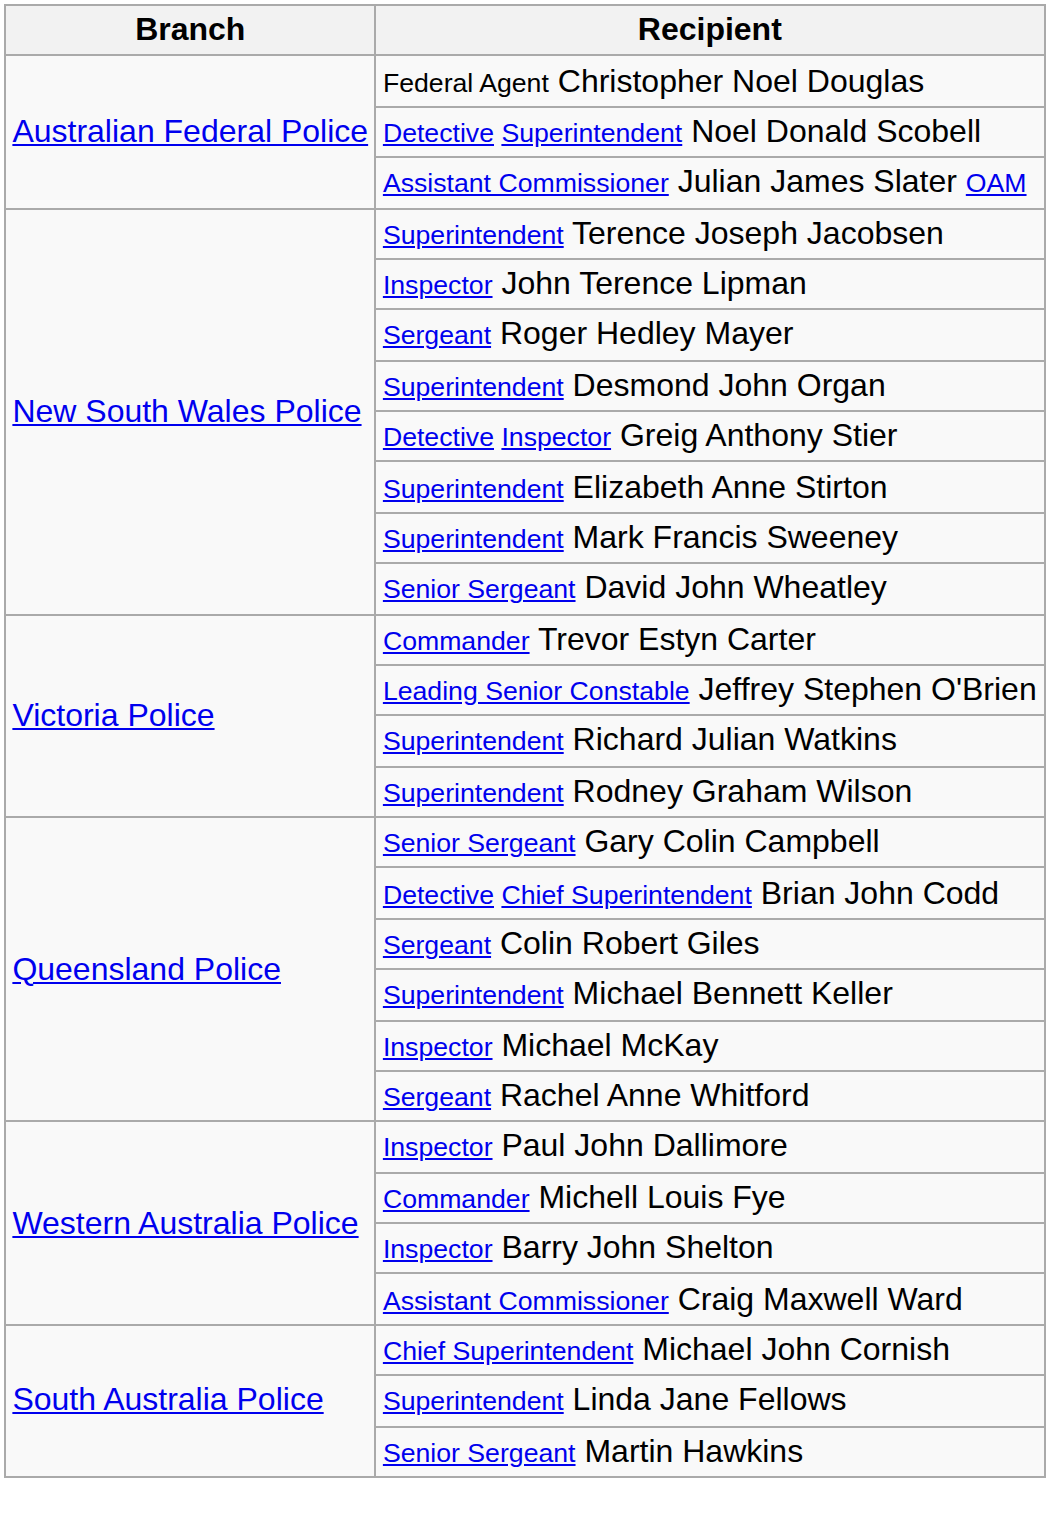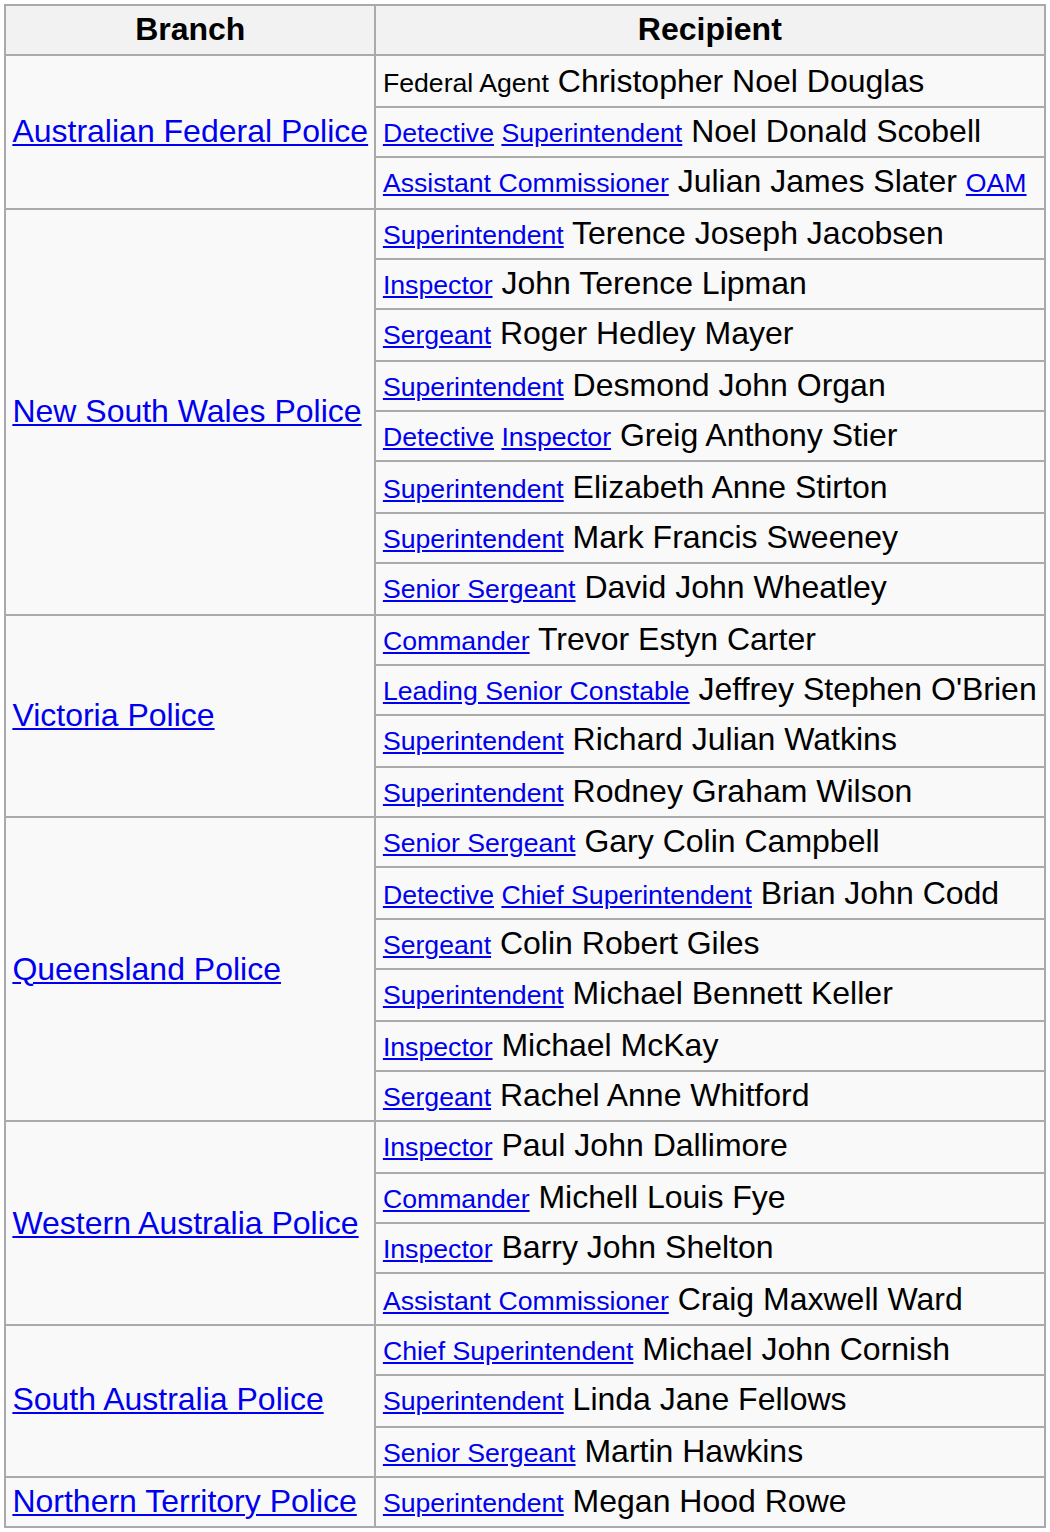+ row: (615, 1501)
